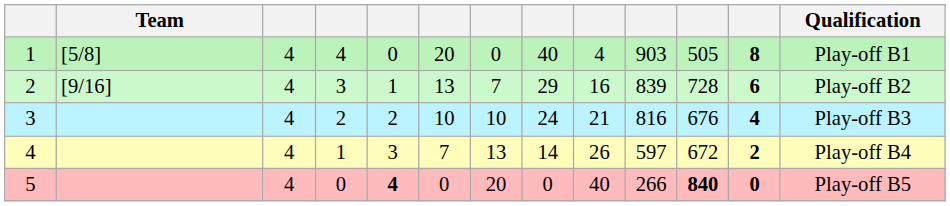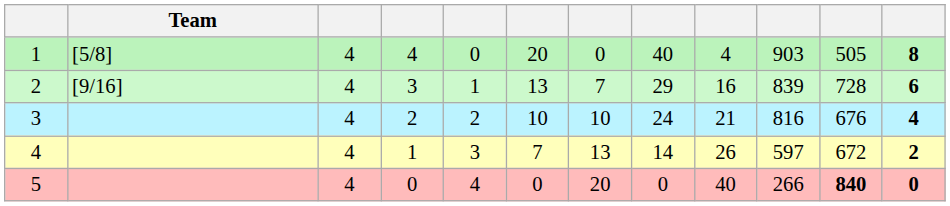- column: (863, 20)
(393, 184) bold -> (475, 184) normal
